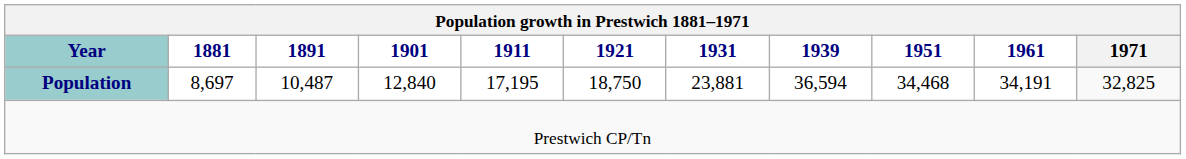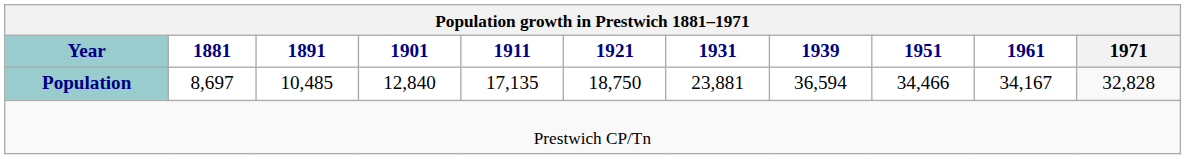(307, 83) 10,487 -> (307, 83) 10,485
(512, 83) 17,195 -> (512, 83) 17,135
(923, 83) 34,468 -> (923, 83) 34,466
(1026, 83) 34,191 -> (1026, 83) 34,167
(1129, 83) 32,825 -> (1129, 83) 32,828
